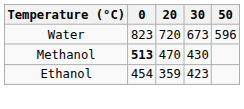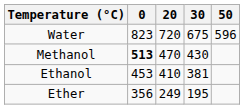(198, 34) 673 -> (198, 34) 675
(142, 74) 454 -> (142, 74) 453
(170, 74) 359 -> (170, 74) 410
(198, 74) 423 -> (198, 74) 381
+ row: (66, 94)
